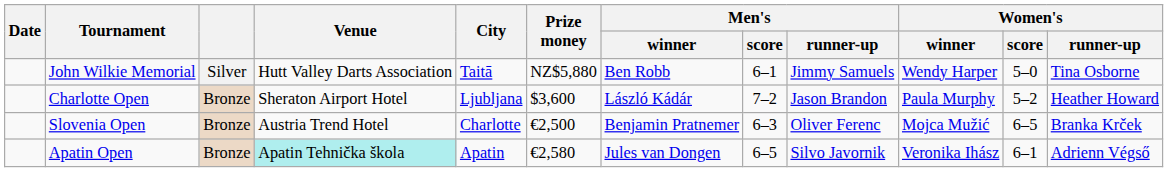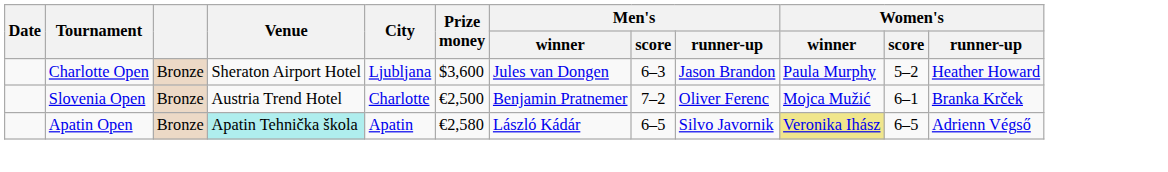- row: (122, 71)
(648, 98) László Kádár -> (551, 71) Jules van Dongen
(765, 98) 7–2 -> (653, 71) 6–3
(765, 125) 6–3 -> (653, 98) 7–2
(1025, 125) 6–5 -> (906, 98) 6–1
(663, 152) Jules van Dongen -> (537, 125) László Kádár
(951, 152) no background -> (832, 125) khaki background
(1025, 152) 6–1 -> (906, 125) 6–5
